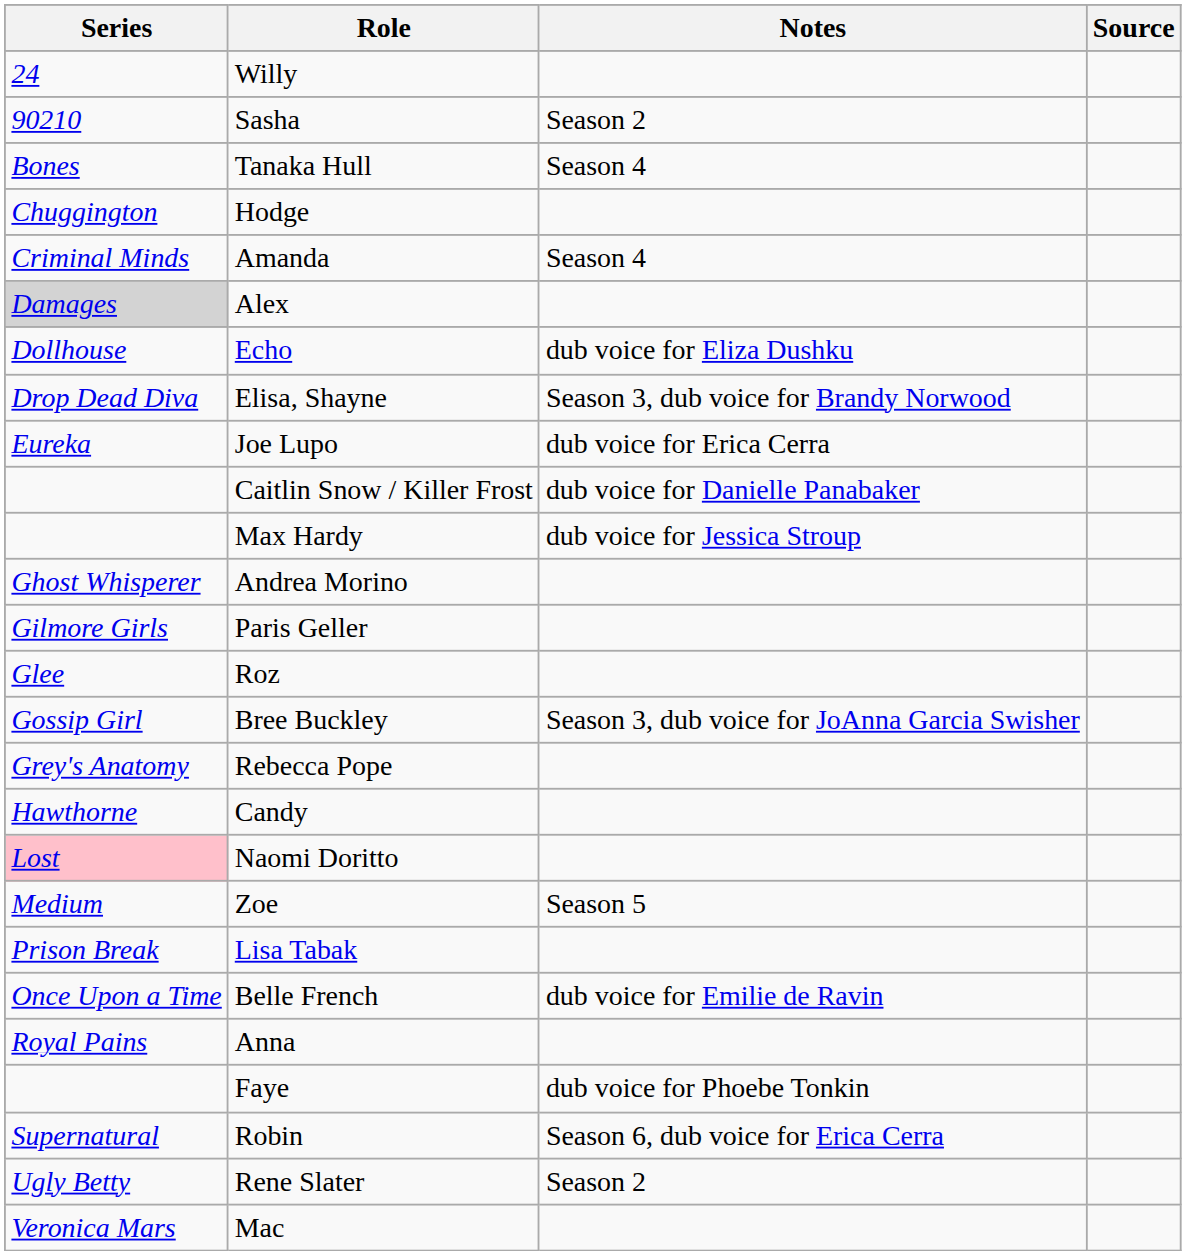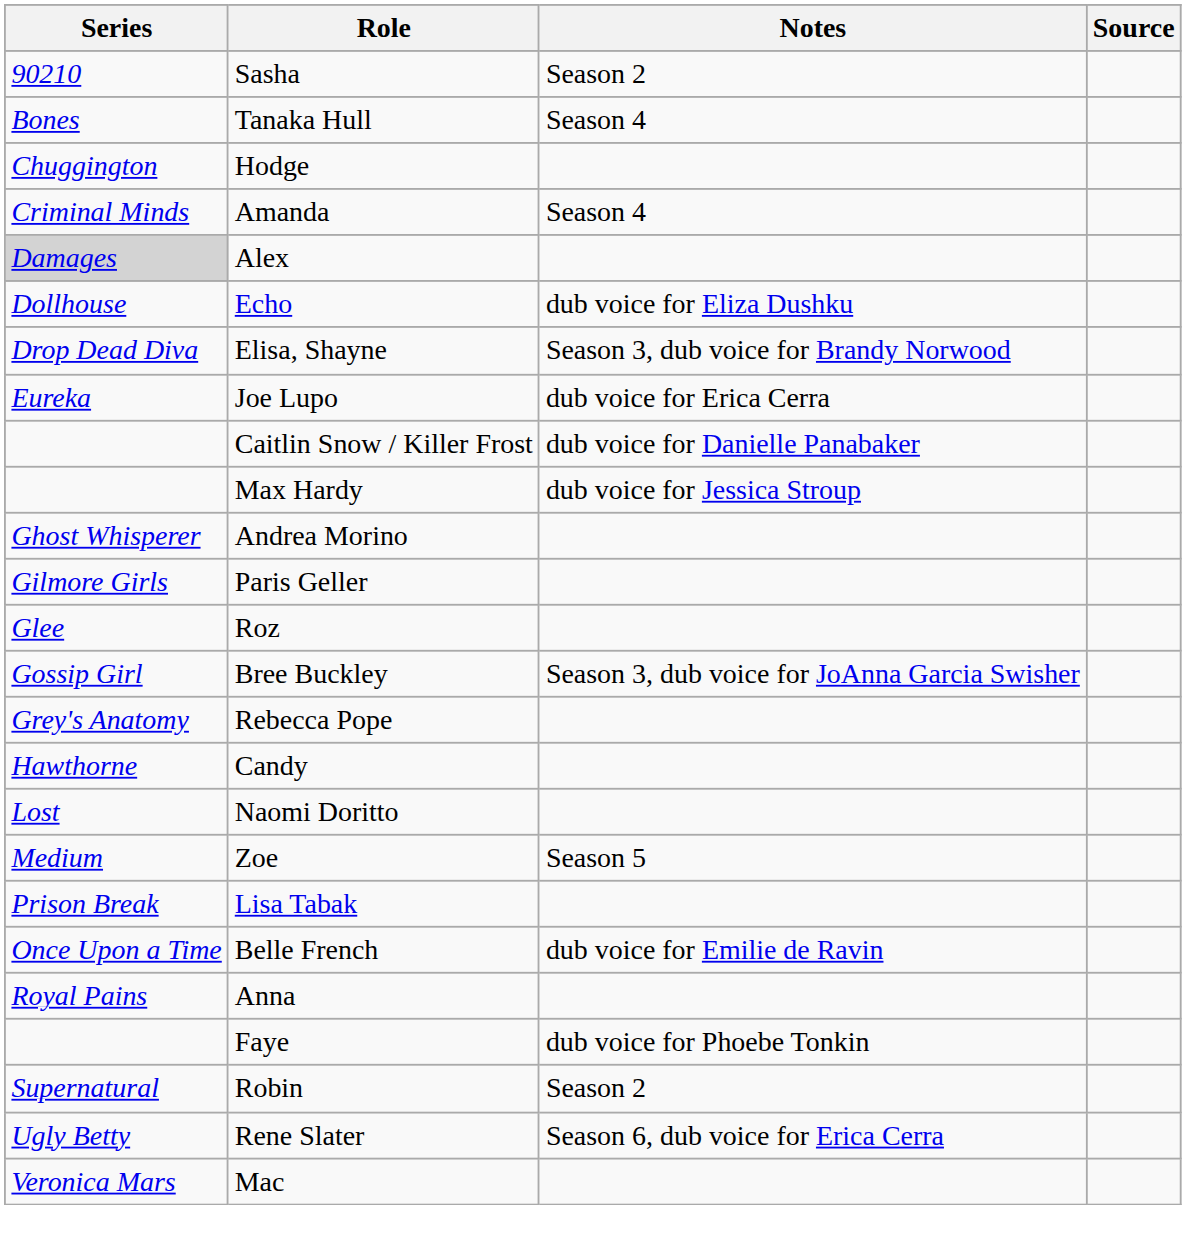- row: (266, 73)
(35, 857) pink background -> (35, 811) no background
(745, 1134) Season 6, dub voice for Erica Cerra -> (596, 1088) Season 2
(596, 1180) Season 2 -> (745, 1134) Season 6, dub voice for Erica Cerra
